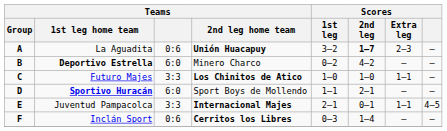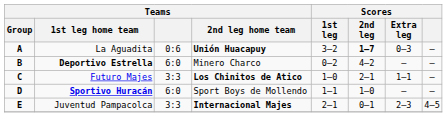(404, 49) 2–3 -> (404, 49) 0–3
(367, 77) 1–0 -> (367, 77) 2–1
(367, 91) 2–1 -> (367, 91) 1–0
(404, 105) 1–1 -> (404, 105) 2–3
- row: (121, 119)
